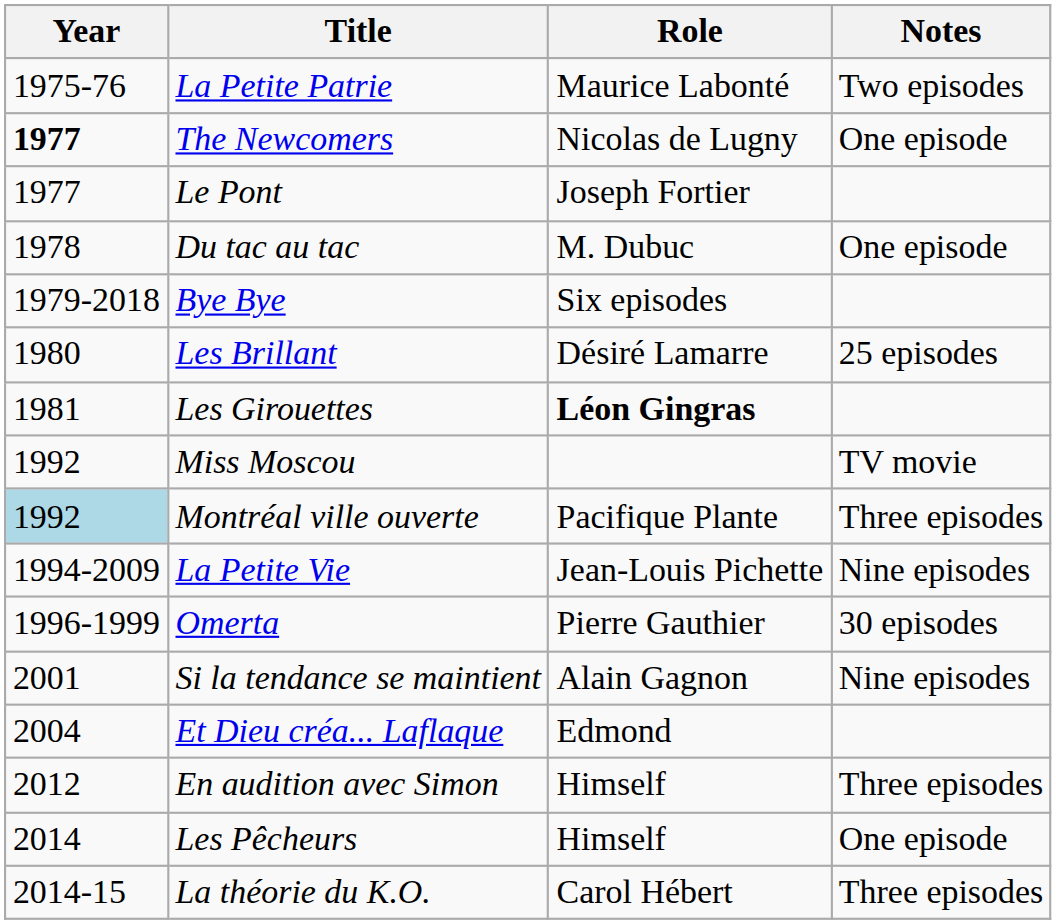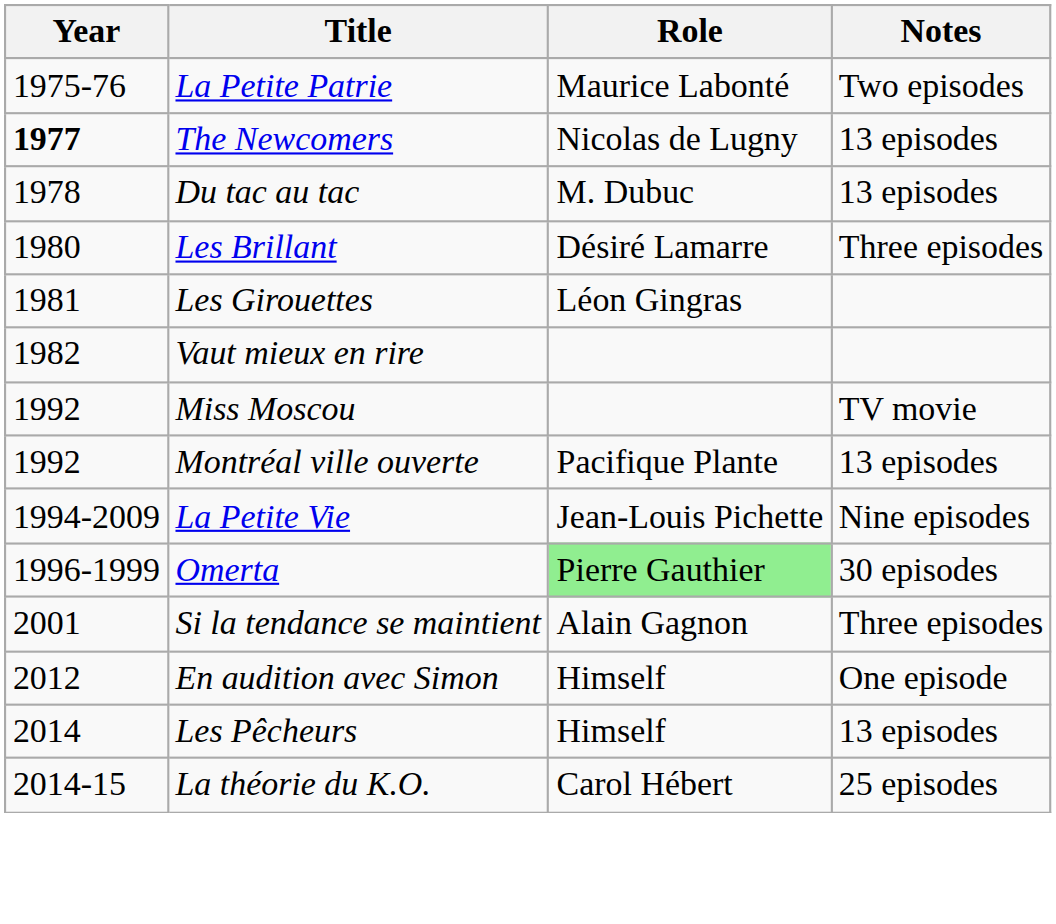(923, 138) One episode -> (918, 138) 13 episodes
- row: (229, 192)
(923, 246) One episode -> (918, 192) 13 episodes
- row: (231, 300)
(918, 354) 25 episodes -> (941, 246) Three episodes
(656, 407) bold -> (649, 300) normal
+ row: (300, 354)
(47, 515) lightblue background -> (47, 461) no background
(941, 515) Three episodes -> (918, 461) 13 episodes
(661, 623) no background -> (661, 569) lightgreen background
(934, 676) Nine episodes -> (941, 623) Three episodes
- row: (339, 730)
(941, 784) Three episodes -> (923, 676) One episode
(923, 838) One episode -> (918, 730) 13 episodes
(941, 892) Three episodes -> (918, 784) 25 episodes
